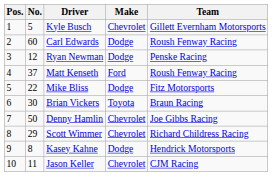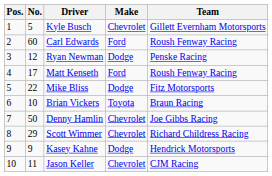(120, 42) Dodge -> (117, 42) Ford
(33, 73) 37 -> (33, 73) 17
(33, 103) 30 -> (33, 103) 10
(30, 149) 8 -> (30, 149) 9
